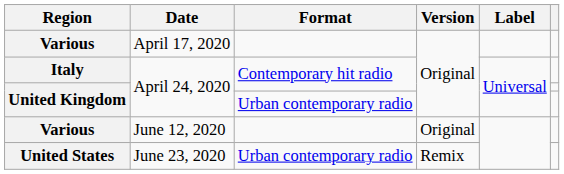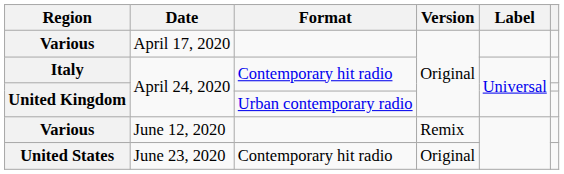(448, 129) Original -> (442, 129) Remix
(325, 155) Urban contemporary radio -> (315, 155) Contemporary hit radio
(442, 155) Remix -> (448, 155) Original
